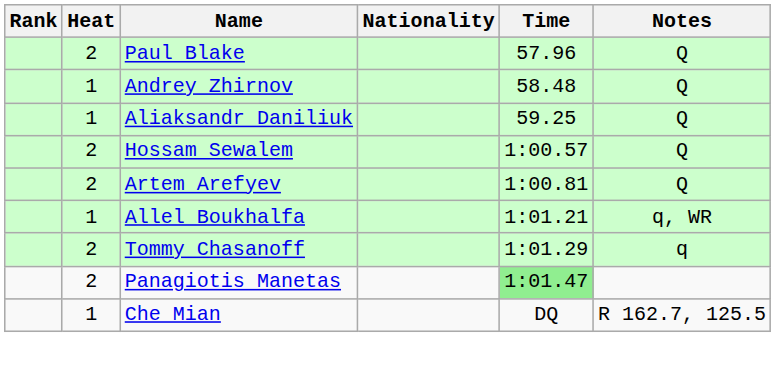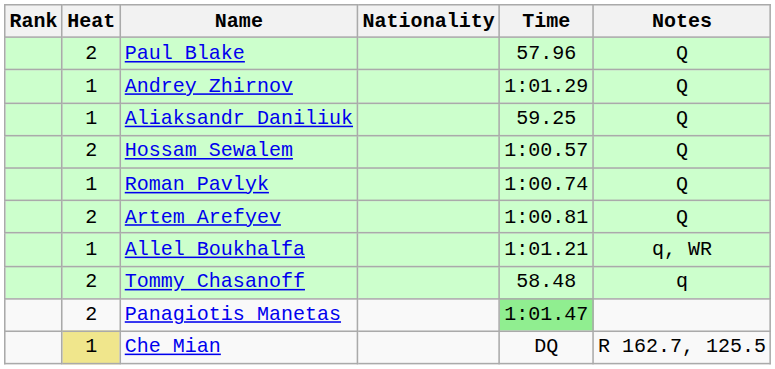(546, 86) 58.48 -> (546, 86) 1:01.29
+ row: (197, 184)
(546, 249) 1:01.29 -> (546, 282) 58.48
(91, 315) no background -> (91, 347) khaki background
